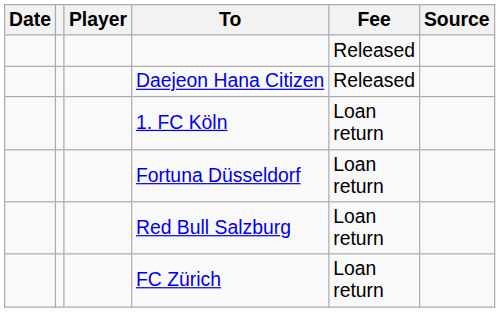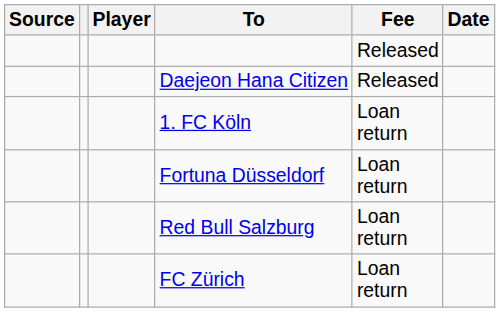columns swapped: (30, 19) <-> (457, 19)
